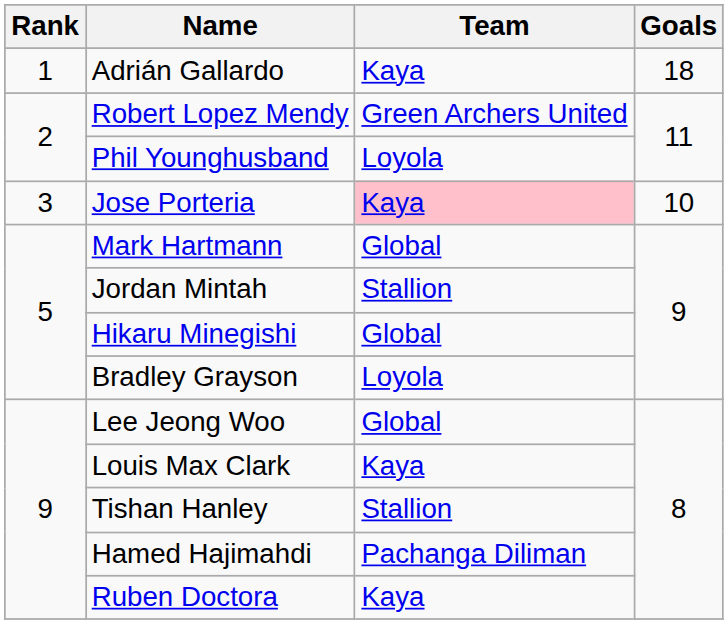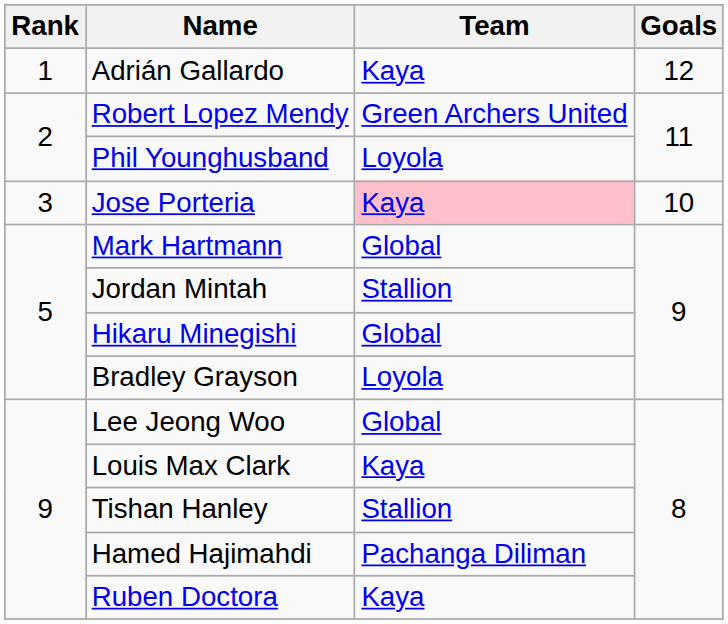(679, 70) 18 -> (679, 70) 12
